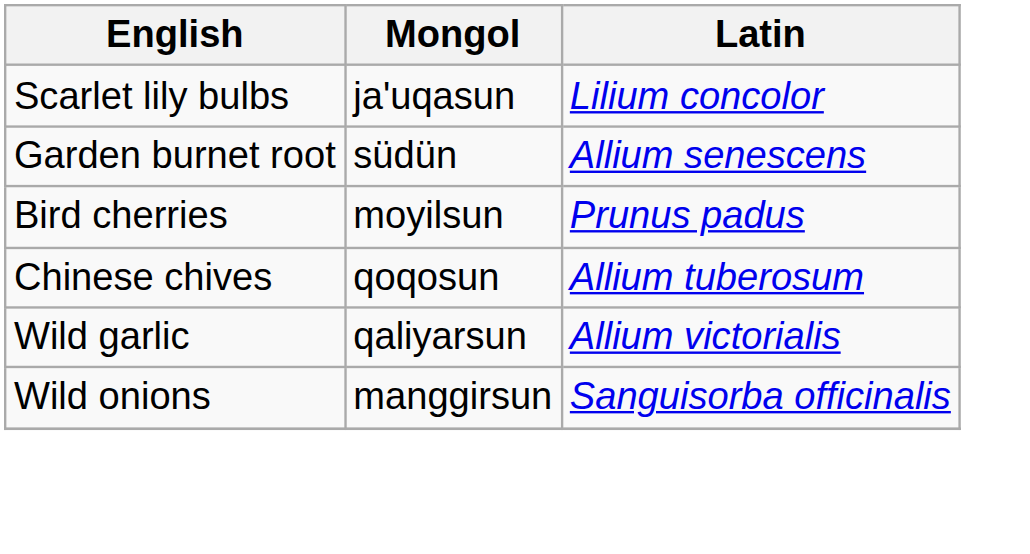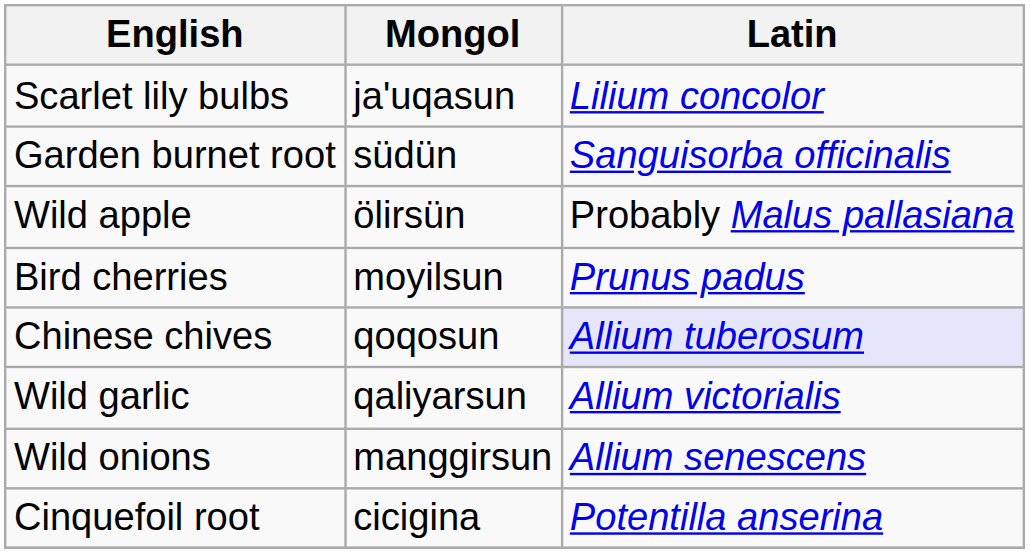(718, 155) Allium senescens -> (760, 155) Sanguisorba officinalis
+ row: (103, 215)
(717, 276) no background -> (717, 336) lavender background
(760, 397) Sanguisorba officinalis -> (718, 457) Allium senescens
+ row: (137, 517)
